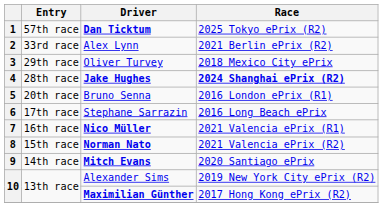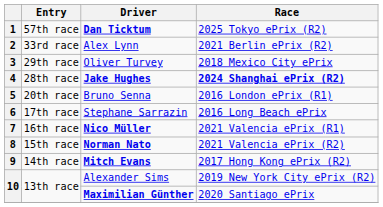(256, 161) 2020 Santiago ePrix -> (275, 161) 2017 Hong Kong ePrix (R2)
(275, 194) 2017 Hong Kong ePrix (R2) -> (256, 194) 2020 Santiago ePrix
